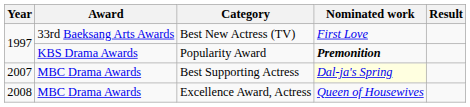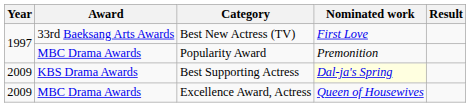(88, 53) KBS Drama Awards -> (89, 53) MBC Drama Awards
(349, 53) bold -> (348, 53) normal
(20, 72) 2007 -> (20, 72) 2009
(89, 72) MBC Drama Awards -> (88, 72) KBS Drama Awards
(20, 92) 2008 -> (20, 92) 2009
